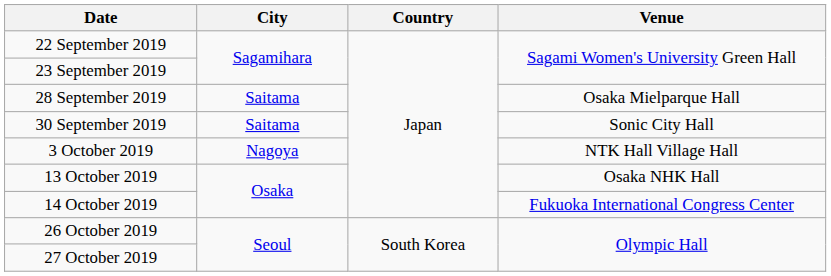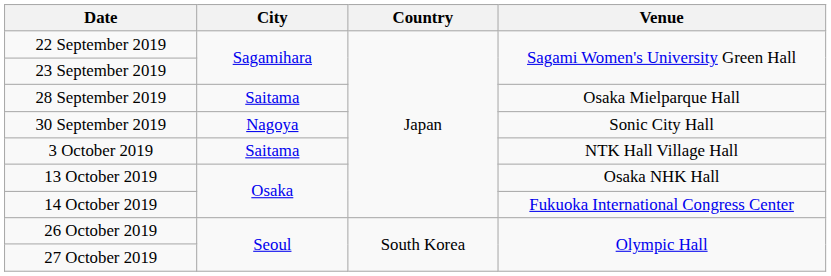(272, 124) Saitama -> (272, 124) Nagoya
(272, 151) Nagoya -> (272, 151) Saitama
